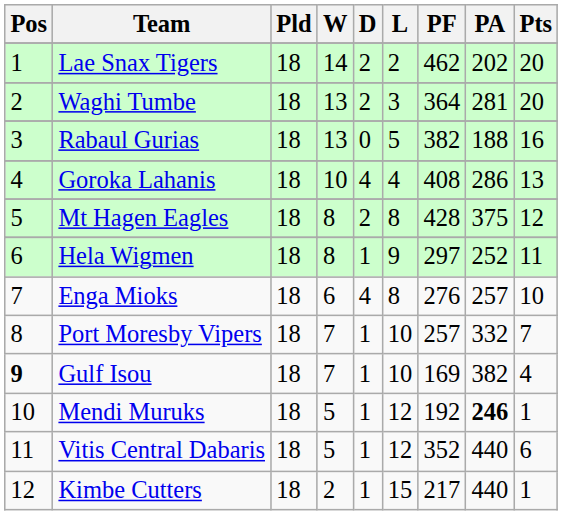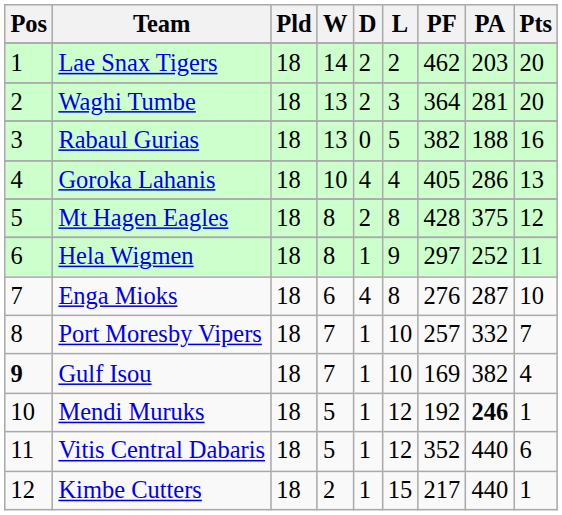(490, 62) 202 -> (490, 62) 203
(442, 179) 408 -> (442, 179) 405
(490, 295) 257 -> (490, 295) 287
